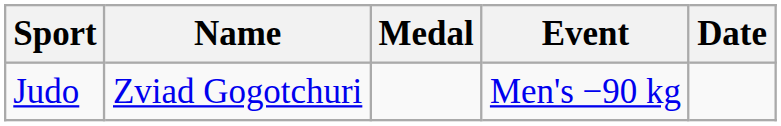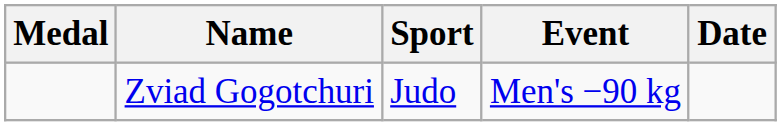columns swapped: (426, 33) <-> (55, 33)
